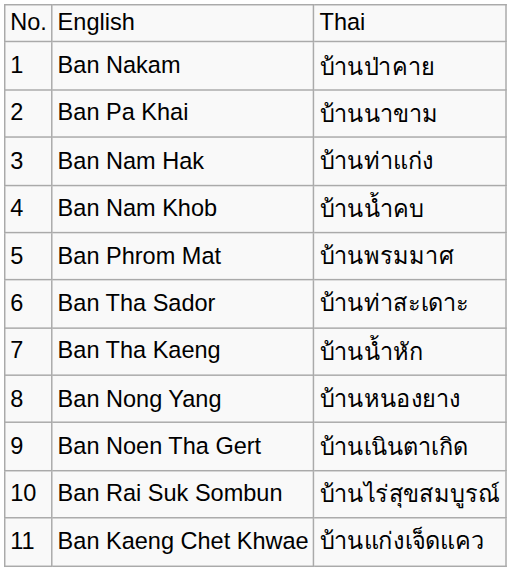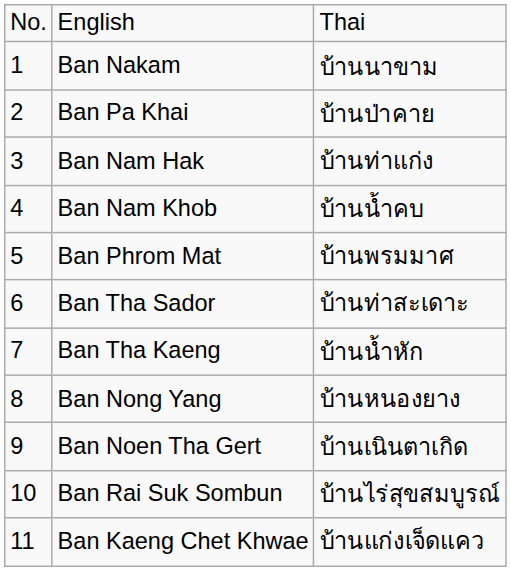(377, 66) บ้านป่าคาย -> (379, 66) บ้านนาขาม
(379, 113) บ้านนาขาม -> (377, 113) บ้านป่าคาย
